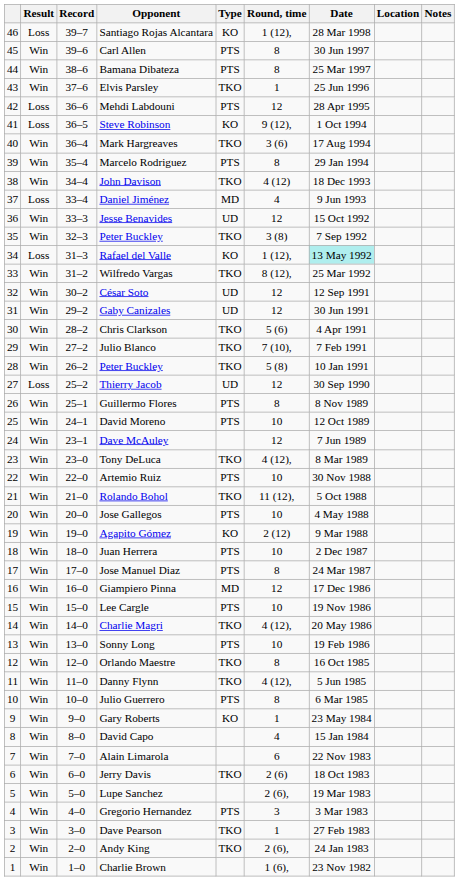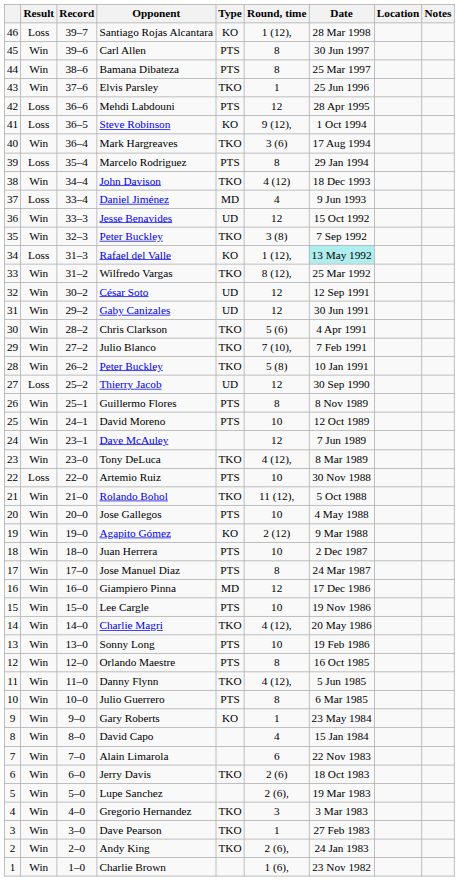(39, 162) Win -> (39, 162) Loss
(39, 477) Win -> (39, 477) Loss
(230, 663) TKO -> (230, 663) PTS
(230, 811) PTS -> (230, 811) TKO
